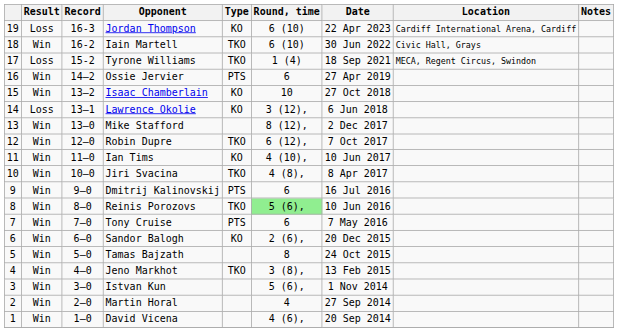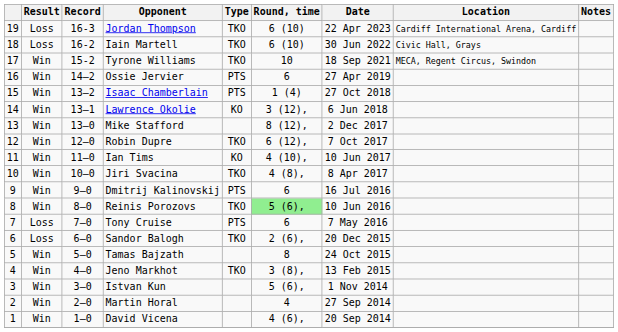(237, 29) KO -> (237, 29) TKO
(42, 45) Win -> (42, 45) Loss
(42, 61) Loss -> (42, 61) Win
(287, 61) 1 (4) -> (287, 61) 10
(237, 94) KO -> (237, 94) PTS
(287, 94) 10 -> (287, 94) 1 (4)
(42, 110) Loss -> (42, 110) Win
(42, 223) Win -> (42, 223) Loss
(42, 239) Win -> (42, 239) Loss
(237, 239) KO -> (237, 239) TKO
